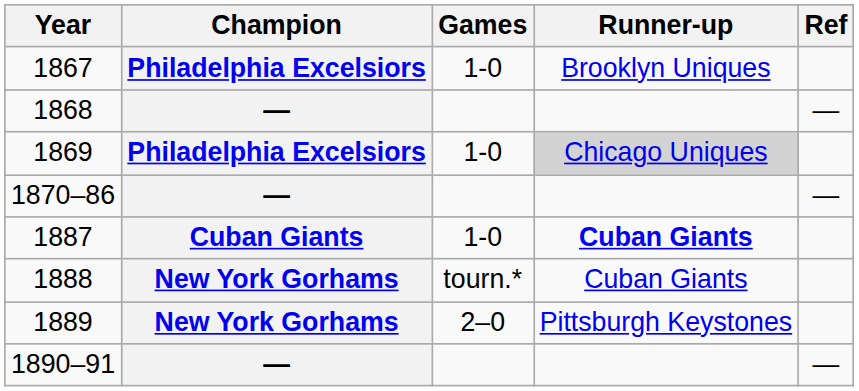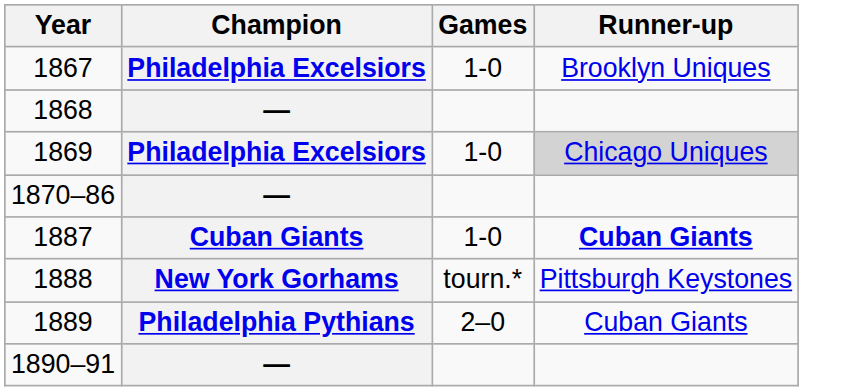- column: (826, 25)
(666, 279) Cuban Giants -> (666, 279) Pittsburgh Keystones
(277, 322) New York Gorhams -> (277, 322) Philadelphia Pythians
(666, 322) Pittsburgh Keystones -> (666, 322) Cuban Giants
